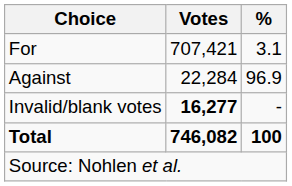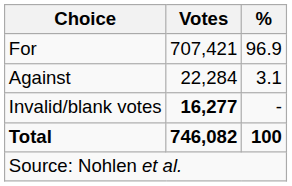(269, 48) 3.1 -> (264, 48) 96.9
(264, 78) 96.9 -> (269, 78) 3.1
